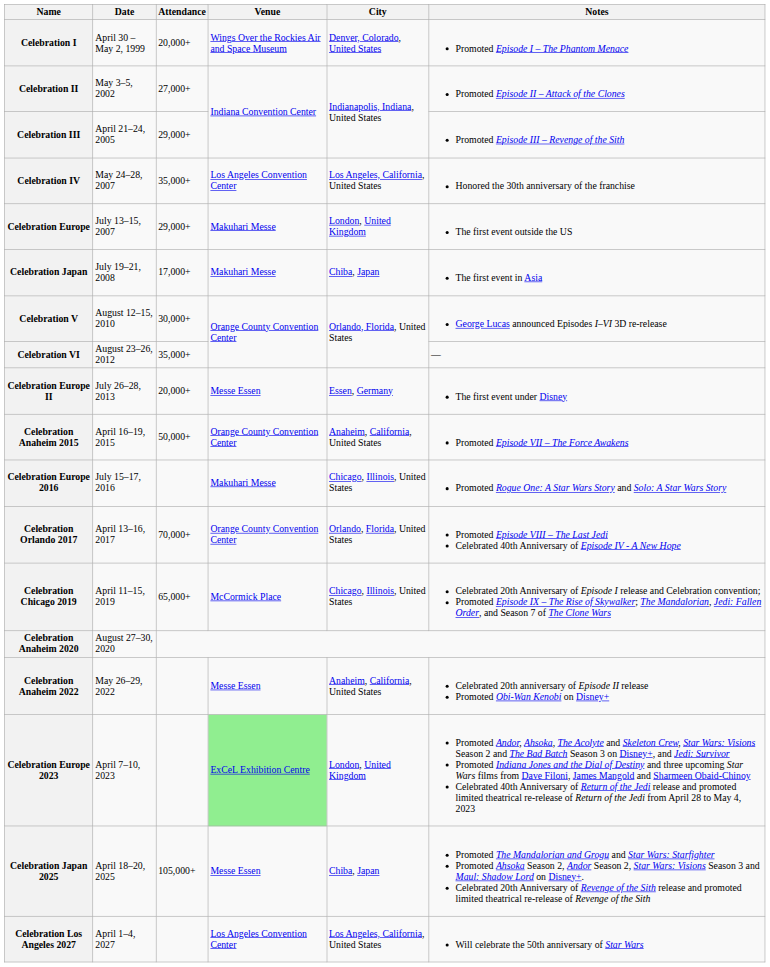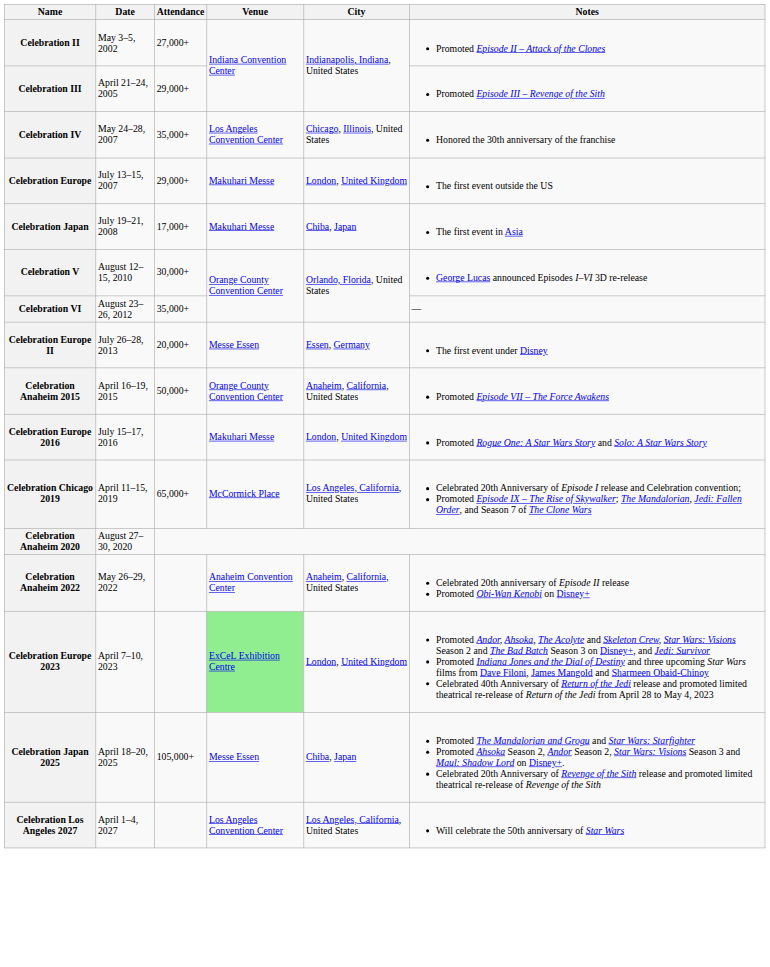- row: (49, 42)
(377, 180) Los Angeles, California, United States -> (354, 134) Chicago, Illinois, United States
(377, 483) Chicago, Illinois, United States -> (356, 437) London, United Kingdom
- row: (49, 534)
(377, 597) Chicago, Illinois, United States -> (354, 494) Los Angeles, California, United States
(235, 686) Messe Essen -> (251, 583) Anaheim Convention Center
